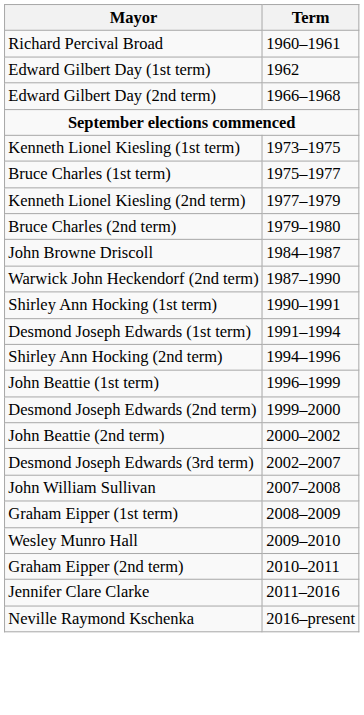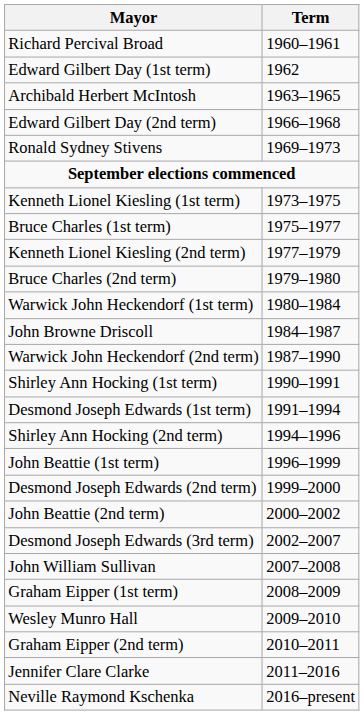+ row: (102, 95)
+ row: (85, 148)
+ row: (131, 305)
